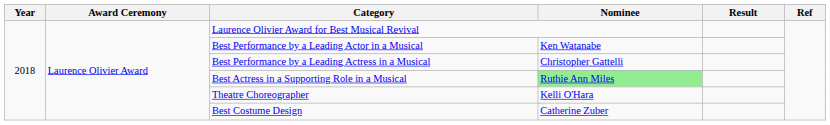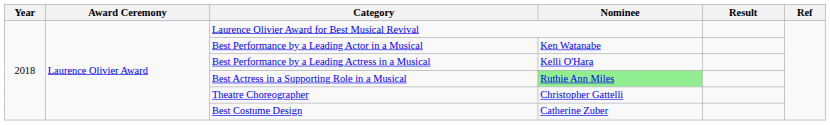(582, 62) Christopher Gattelli -> (567, 62) Kelli O'Hara
(567, 95) Kelli O'Hara -> (582, 95) Christopher Gattelli
